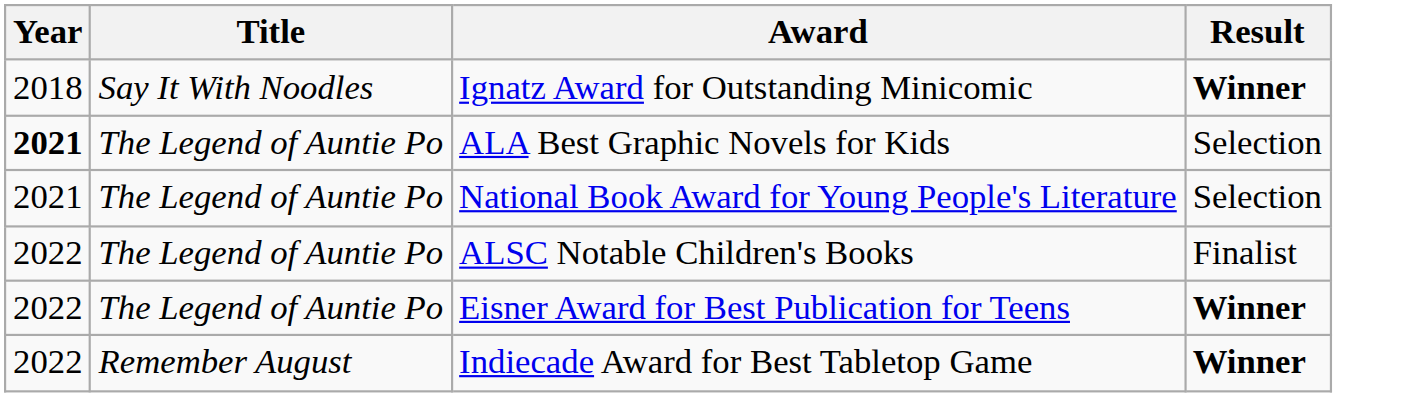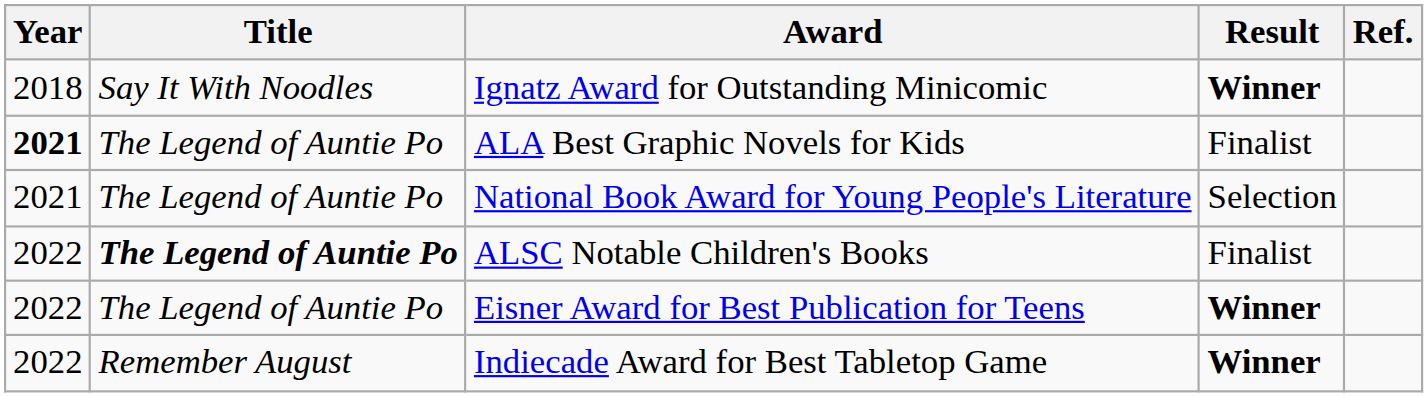+ column: (1383, 32)
(1257, 142) Selection -> (1260, 142) Finalist
(271, 252) normal -> (278, 252) bold
